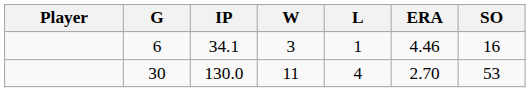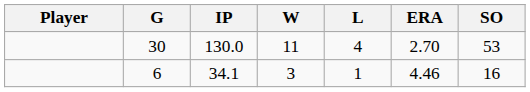rows swapped: (157, 73) <-> (157, 45)
